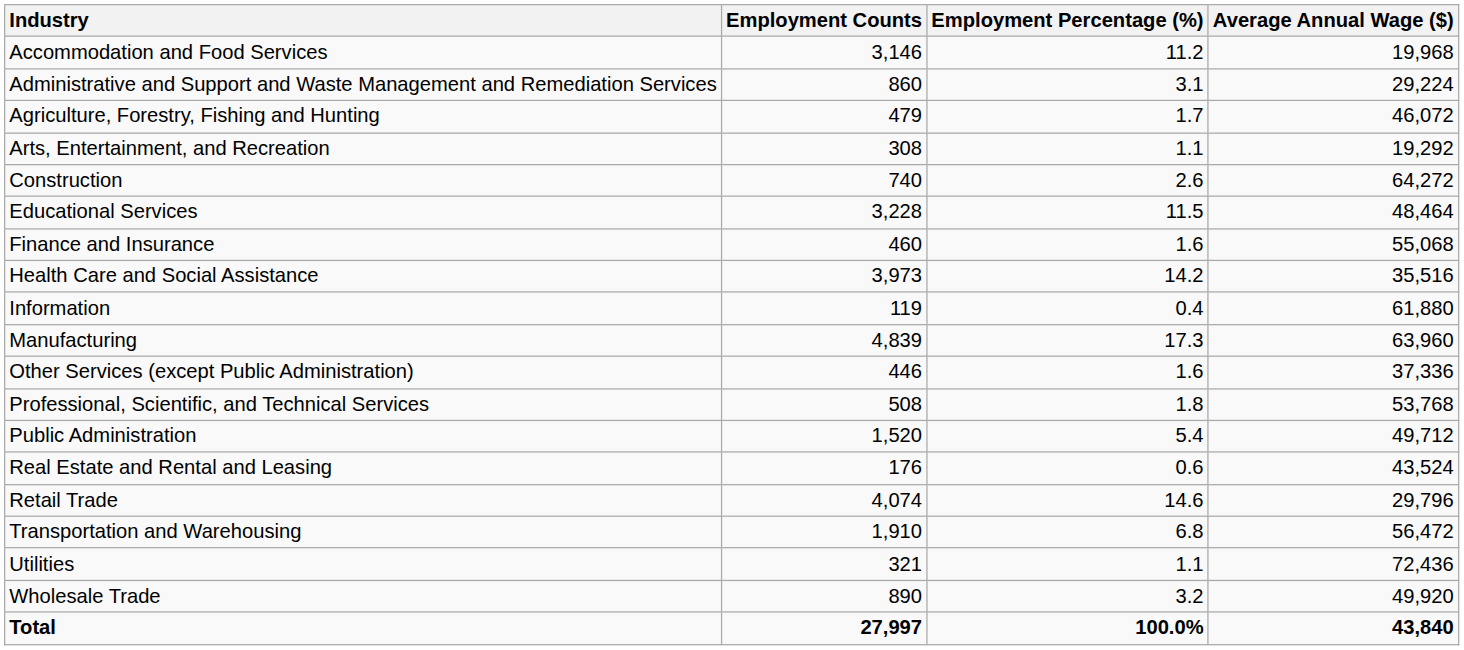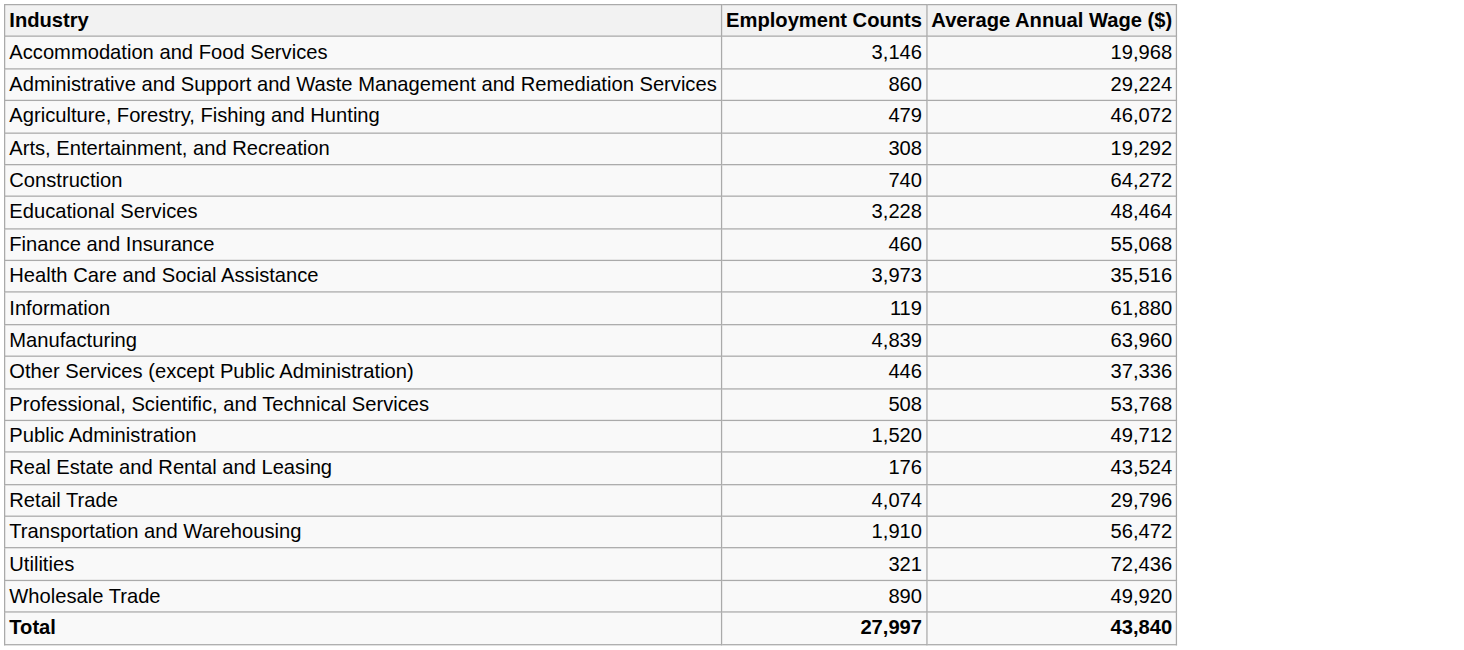- column: (1067, 20)
